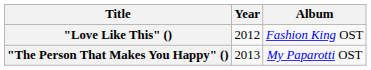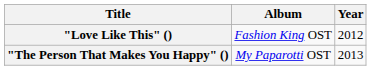columns swapped: (247, 14) <-> (315, 14)
